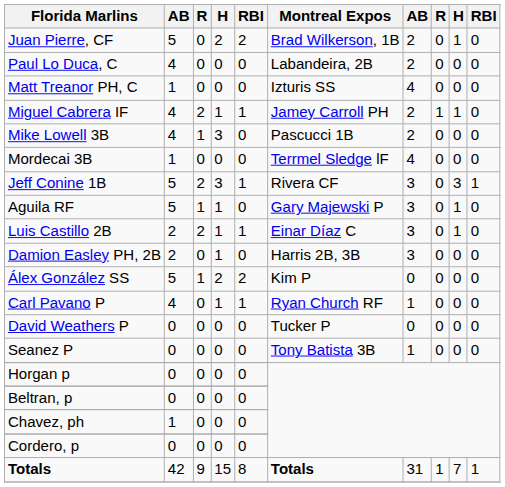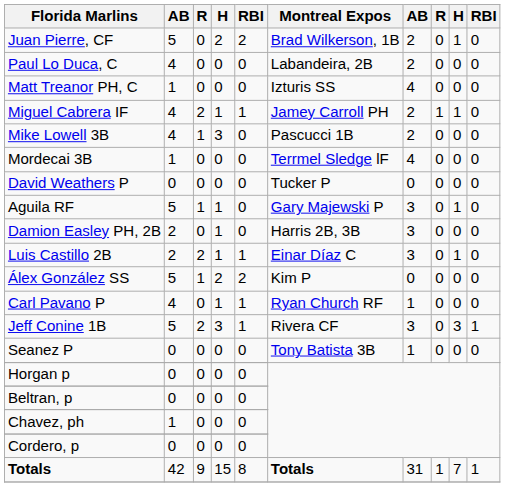rows swapped: (57, 183) <-> (68, 326)
rows swapped: (60, 231) <-> (84, 254)
